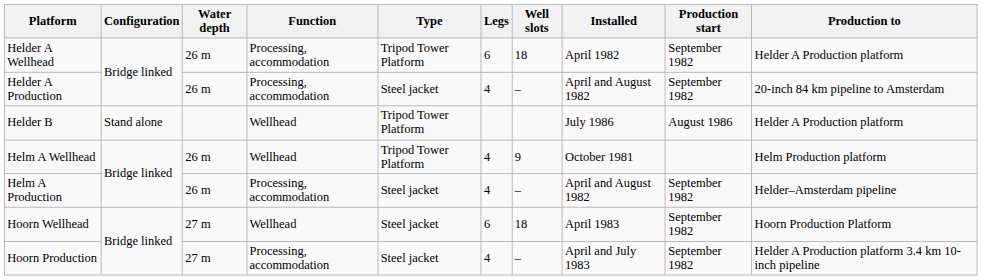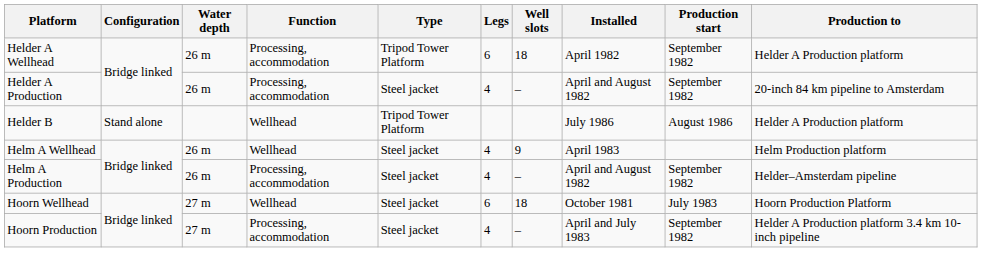(415, 156) Tripod Tower Platform -> (410, 149) Steel jacket
(599, 156) October 1981 -> (592, 149) April 1983
(592, 224) April 1983 -> (599, 203) October 1981
(695, 224) September 1982 -> (693, 203) July 1983
